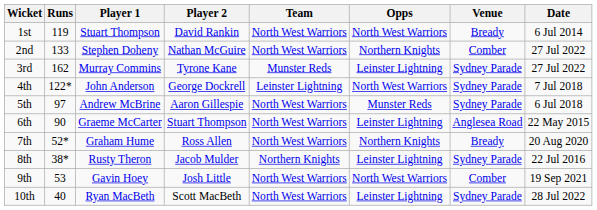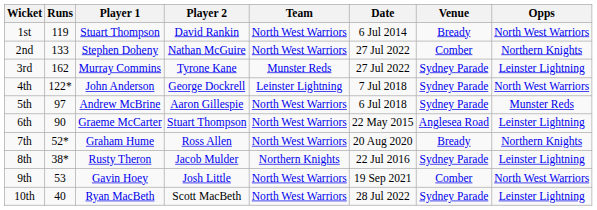columns swapped: (400, 13) <-> (558, 13)
